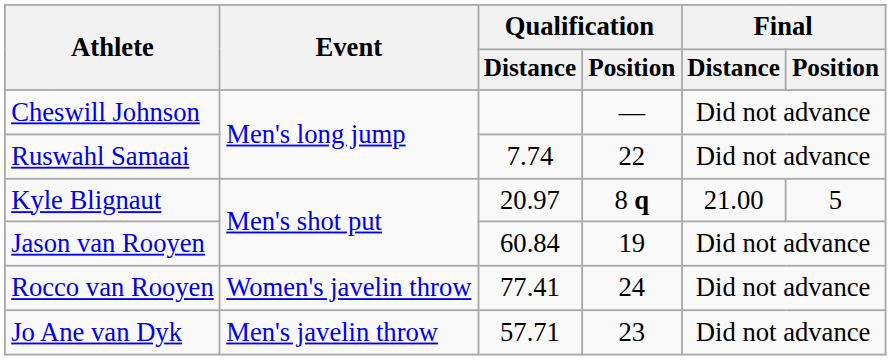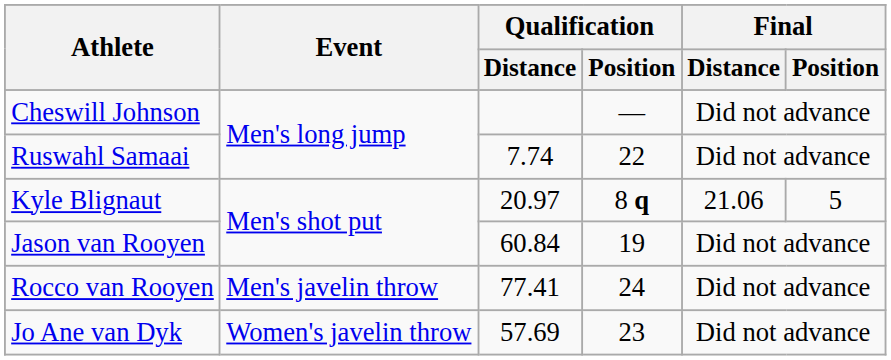(734, 200) 21.00 -> (734, 200) 21.06
(349, 288) Women's javelin throw -> (332, 288) Men's javelin throw
(332, 332) Men's javelin throw -> (349, 332) Women's javelin throw
(530, 332) 57.71 -> (530, 332) 57.69
